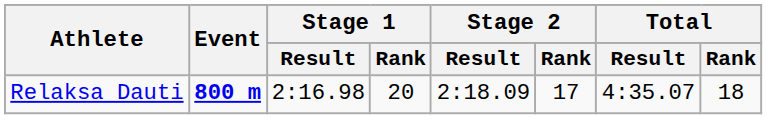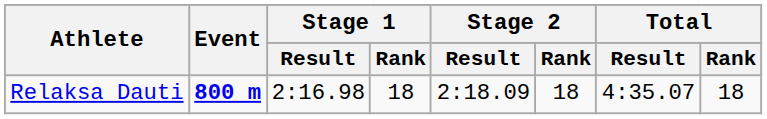(401, 94) 20 -> (401, 94) 18
(566, 94) 17 -> (566, 94) 18
